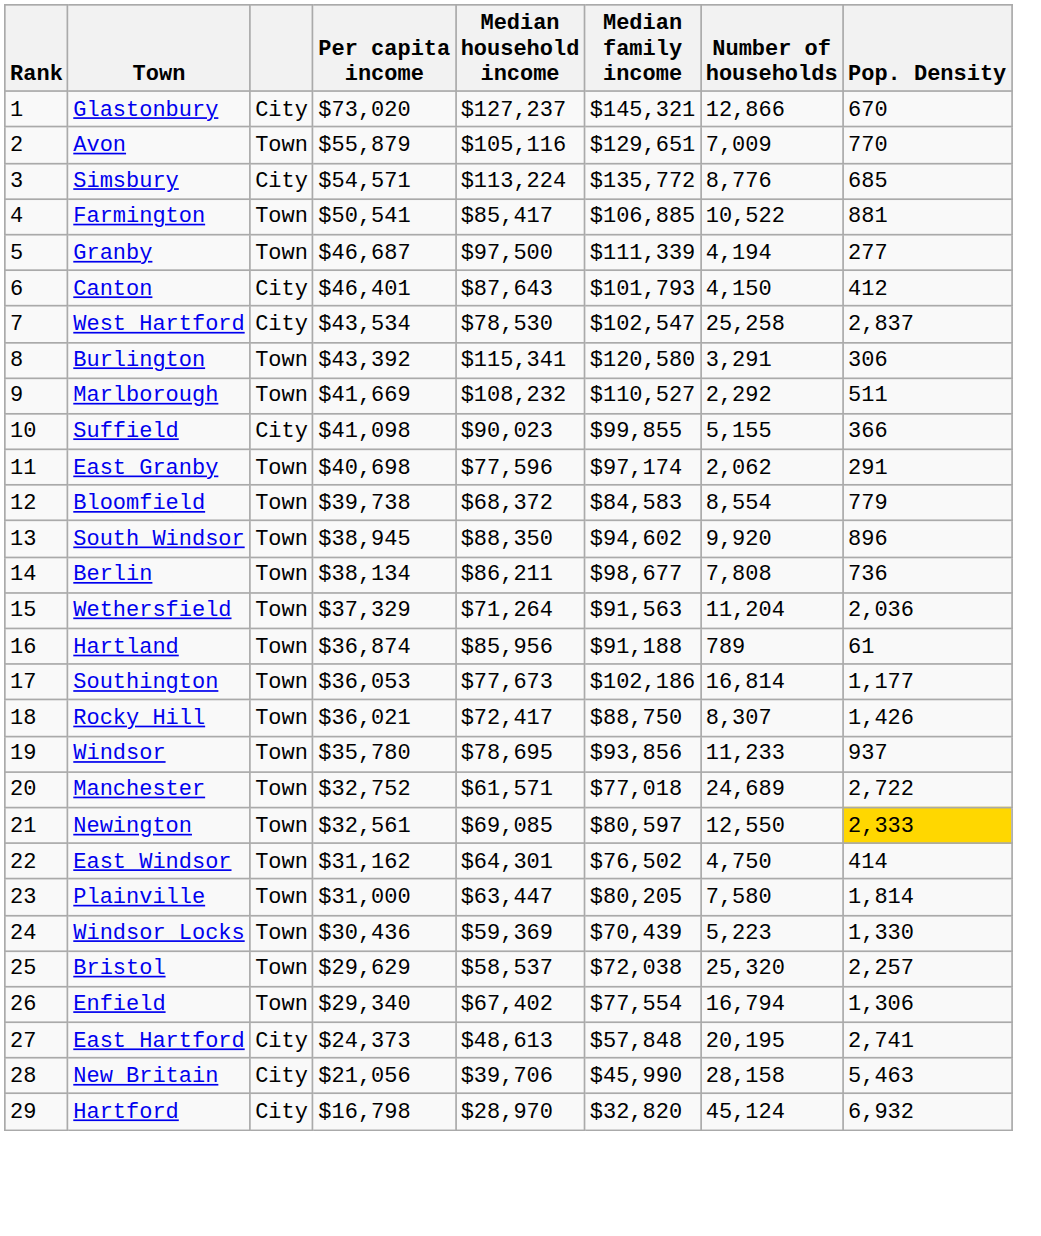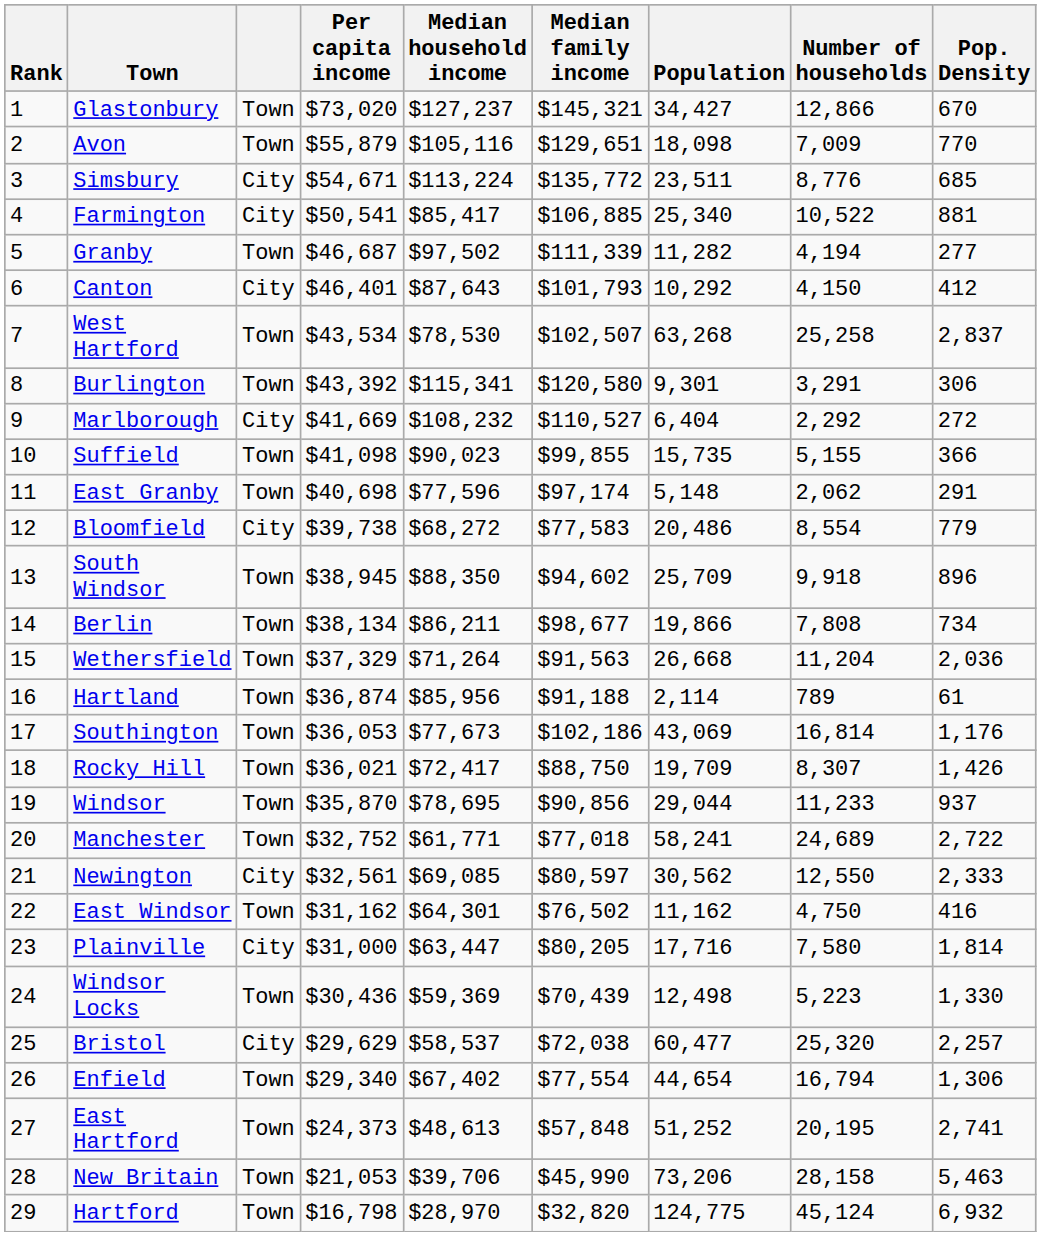+ column: (719, 73)
(282, 109) City -> (268, 109) Town
(365, 181) $54,571 -> (351, 181) $54,671
(282, 217) Town -> (268, 217) City
(507, 252) $97,500 -> (454, 252) $97,502
(282, 324) City -> (268, 337) Town
(643, 324) $102,547 -> (590, 337) $102,507
(282, 396) Town -> (268, 421) City
(868, 396) 511 -> (958, 421) 272
(282, 432) City -> (268, 457) Town
(282, 503) Town -> (268, 528) City
(507, 503) $68,372 -> (454, 528) $68,272
(636, 503) $84,583 -> (583, 528) $77,583
(739, 539) 9,920 -> (829, 577) 9,918
(868, 575) 736 -> (958, 625) 734
(881, 682) 1,177 -> (971, 733) 1,176
(365, 754) $35,780 -> (351, 804) $35,870
(636, 754) $93,856 -> (583, 804) $90,856
(507, 790) $61,571 -> (454, 840) $61,771
(282, 825) Town -> (268, 876) City
(881, 825) gold background -> (971, 876) no background
(868, 861) 414 -> (958, 912) 416
(282, 897) Town -> (268, 948) City
(282, 969) Town -> (268, 1045) City
(282, 1040) City -> (268, 1129) Town
(282, 1076) City -> (268, 1177) Town
(365, 1076) $21,056 -> (351, 1177) $21,053
(282, 1112) City -> (268, 1213) Town
